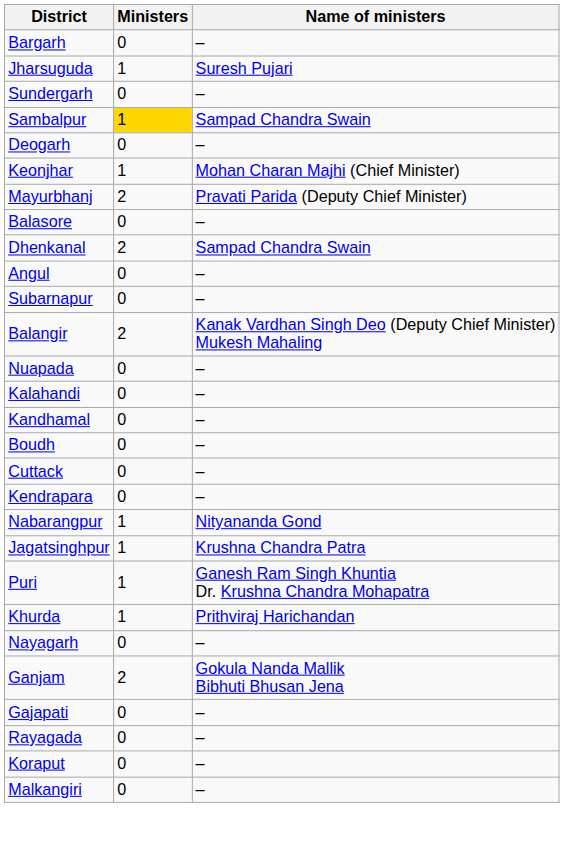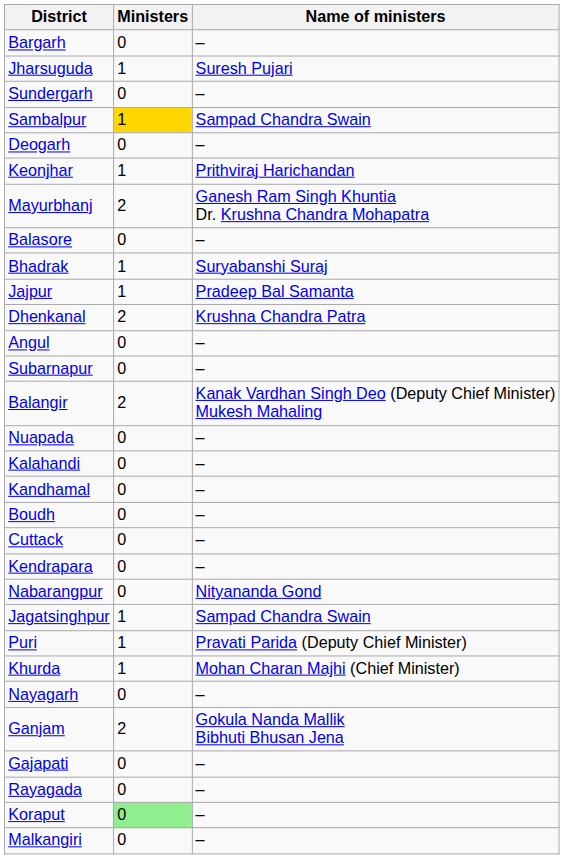(328, 171) Mohan Charan Majhi (Chief Minister) -> (275, 171) Prithviraj Harichandan
(331, 196) Pravati Parida (Deputy Chief Minister) -> (312, 205) Ganesh Ram Singh Khuntia Dr. Krushna Chandra Mohapatra
+ row: (38, 266)
+ row: (30, 291)
(283, 247) Sampad Chandra Swain -> (280, 317) Krushna Chandra Patra
(122, 522) 1 -> (122, 591) 0
(280, 548) Krushna Chandra Patra -> (283, 617) Sampad Chandra Swain
(312, 582) Ganesh Ram Singh Khuntia Dr. Krushna Chandra Mohapatra -> (331, 643) Pravati Parida (Deputy Chief Minister)
(275, 617) Prithviraj Harichandan -> (328, 668) Mohan Charan Majhi (Chief Minister)
(122, 763) no background -> (122, 815) lightgreen background
